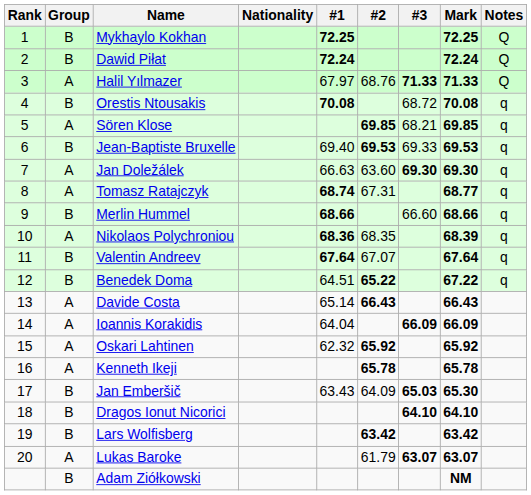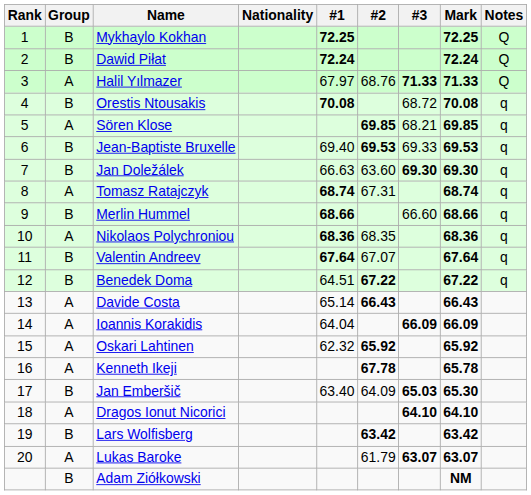(69, 170) A -> (69, 170) B
(461, 192) 68.77 -> (461, 192) 68.74
(461, 236) 68.39 -> (461, 236) 68.36
(378, 280) 65.22 -> (378, 280) 67.22
(378, 368) 65.78 -> (378, 368) 67.78
(337, 390) 63.43 -> (337, 390) 63.40
(69, 412) B -> (69, 412) A
